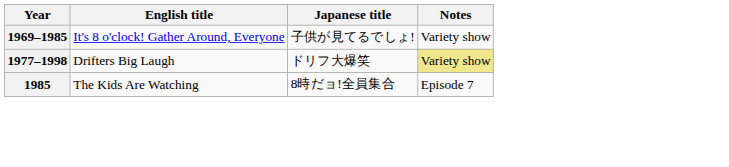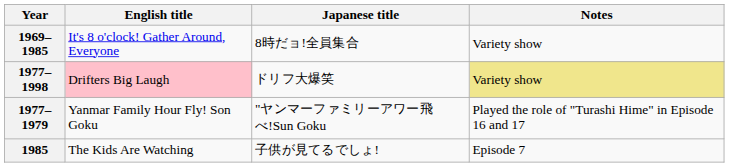(353, 36) 子供が見てるでしょ! -> (307, 43) 8時だョ!全員集合
(124, 60) no background -> (119, 79) pink background
+ row: (35, 118)
(343, 84) 8時だョ!全員集合 -> (317, 149) 子供が見てるでしょ!
